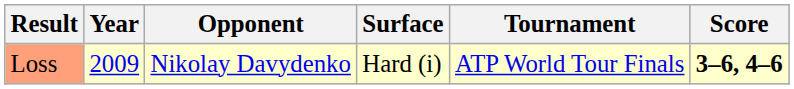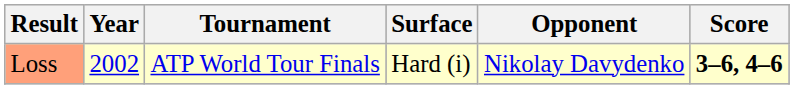columns swapped: (570, 24) <-> (251, 24)
(114, 63) 2009 -> (114, 63) 2002
